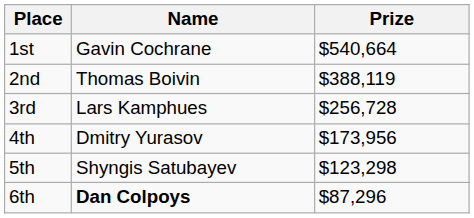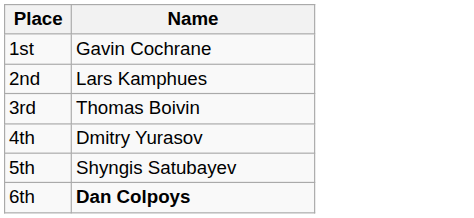- column: (392, 19)
(138, 78) Thomas Boivin -> (142, 78) Lars Kamphues
(142, 108) Lars Kamphues -> (138, 108) Thomas Boivin
